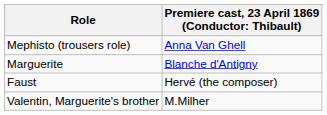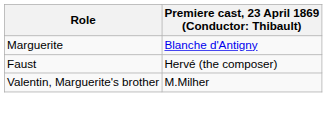- row: (69, 45)
